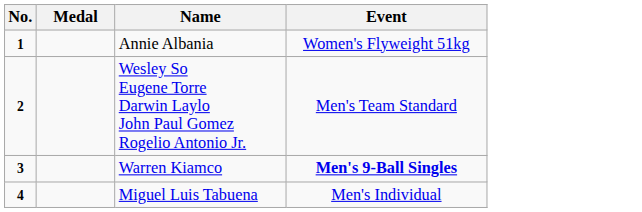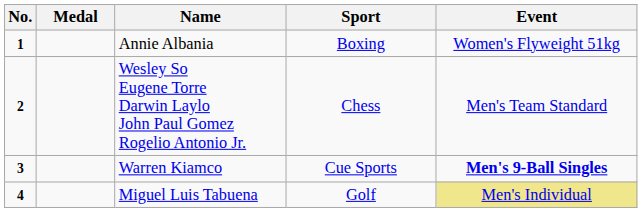+ column: (361, 17)
(386, 194) no background -> (537, 194) khaki background
